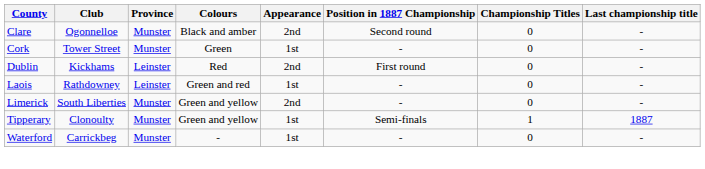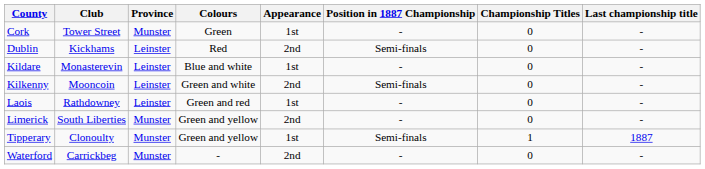- row: (19, 31)
(401, 66) First round -> (401, 48) Semi-finals
+ row: (24, 66)
+ row: (28, 84)
(292, 137) 1st -> (292, 155) 2nd
